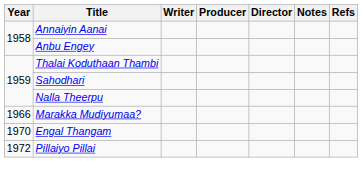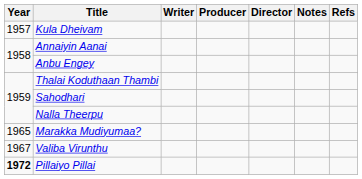+ row: (69, 30)
(19, 115) 1966 -> (19, 132) 1965
+ row: (72, 149)
- row: (73, 132)
(19, 149) normal -> (19, 166) bold
